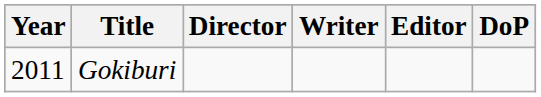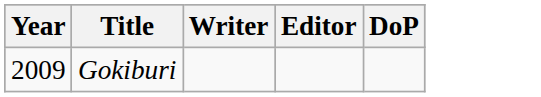- column: (238, 26)
(38, 69) 2011 -> (38, 69) 2009
